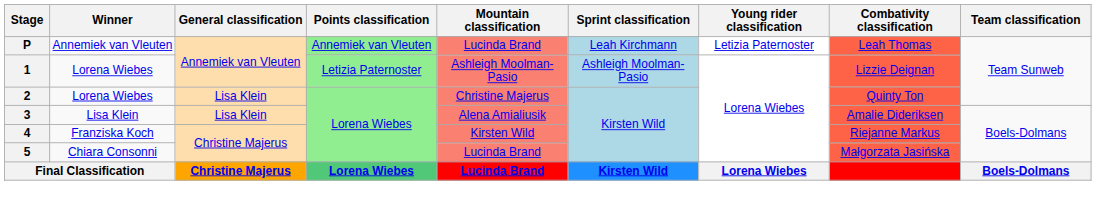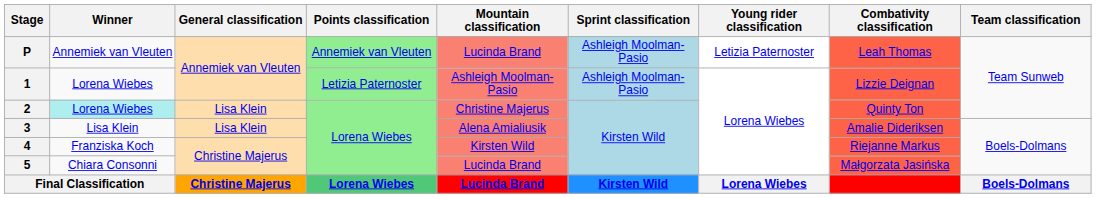(633, 45) Leah Kirchmann -> (633, 52) Ashleigh Moolman-Pasio
(112, 96) no background -> (112, 109) paleturquoise background
